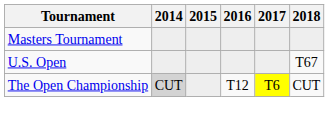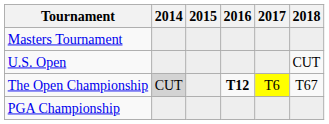(306, 62) T67 -> (306, 62) CUT
(238, 85) normal -> (238, 85) bold
(306, 85) CUT -> (306, 85) T67
+ row: (64, 108)
